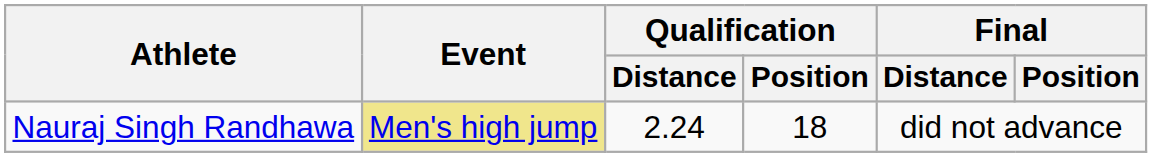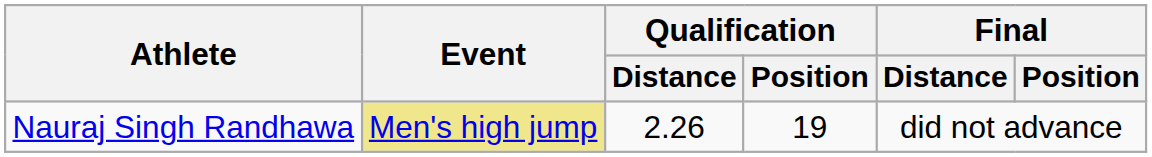(674, 127) 2.24 -> (674, 127) 2.26
(810, 127) 18 -> (810, 127) 19
